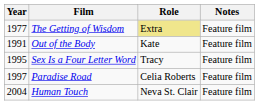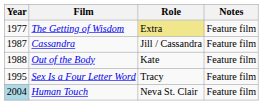+ row: (53, 44)
(17, 44) 1991 -> (17, 60) 1988
- row: (62, 76)
(17, 92) no background -> (17, 92) lightblue background
